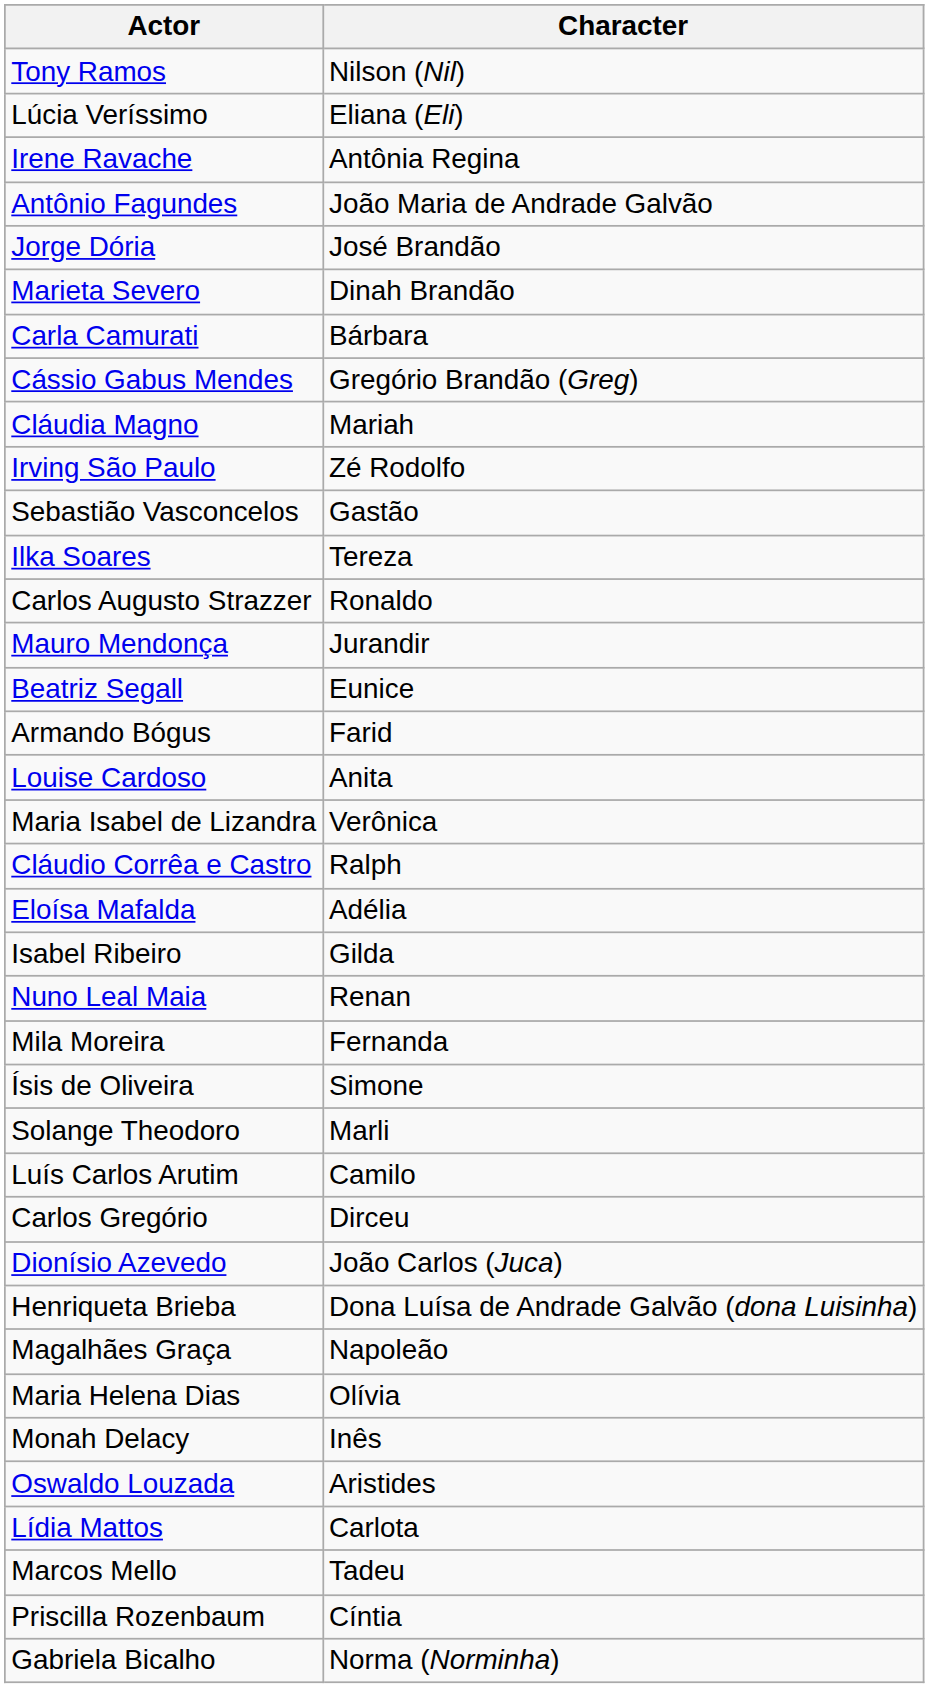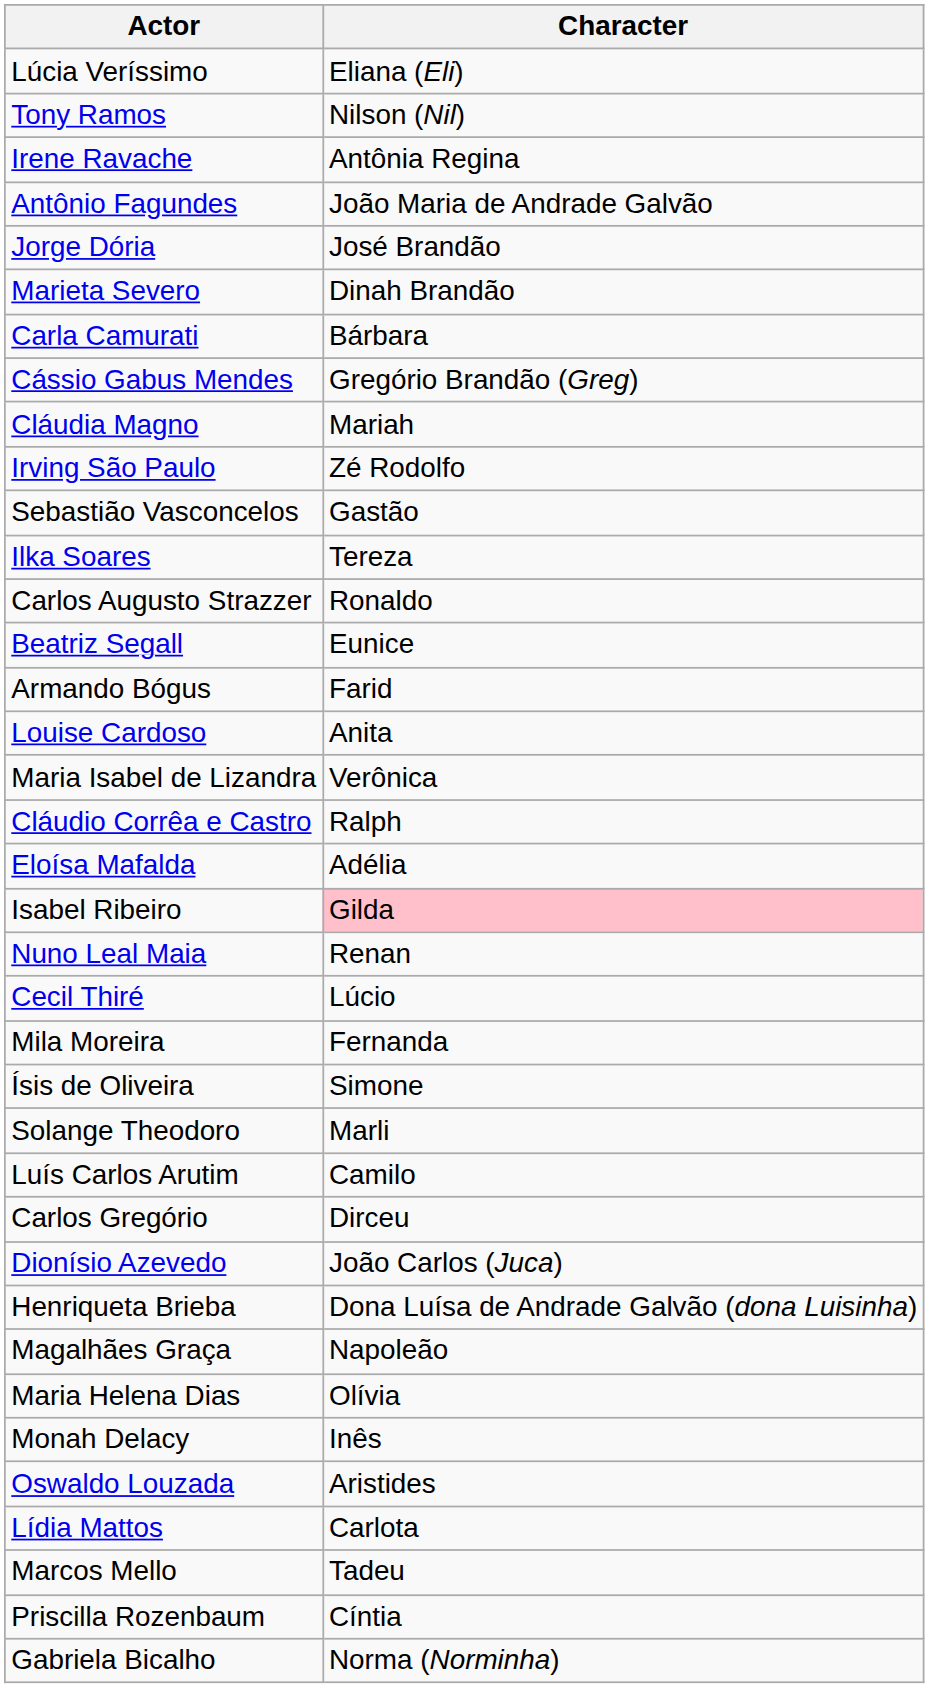rows swapped: (89, 70) <-> (110, 114)
- row: (120, 644)
(362, 953) no background -> (362, 909) pink background
+ row: (78, 997)
